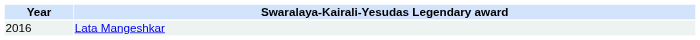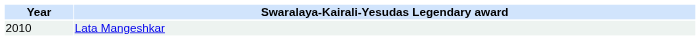(18, 28) 2016 -> (18, 28) 2010
